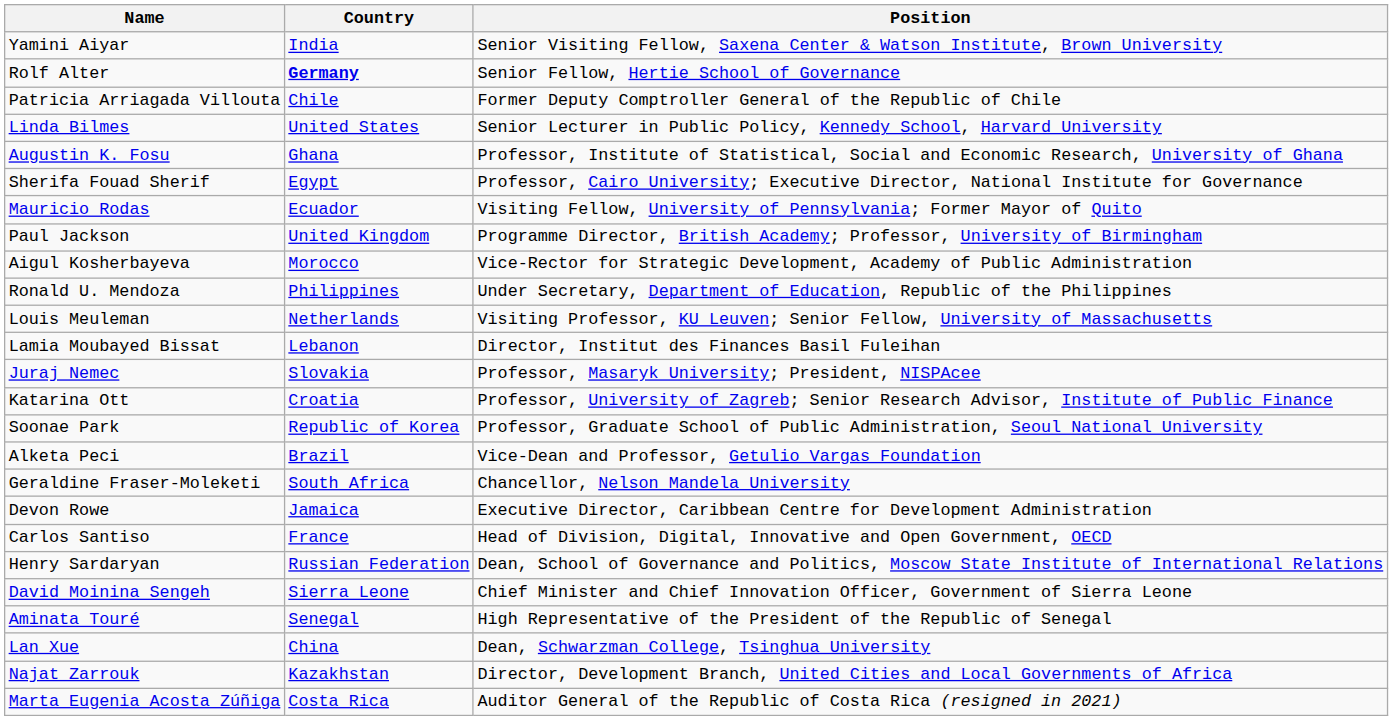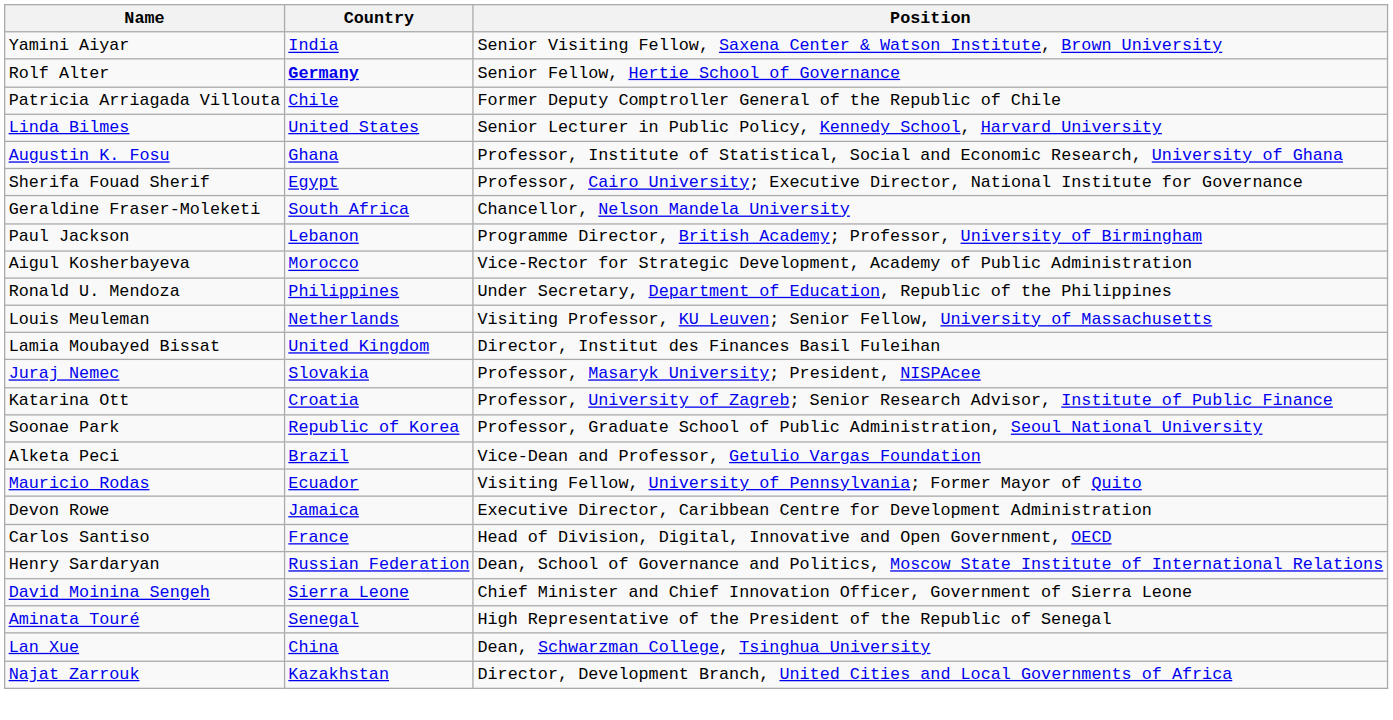rows swapped: (134, 483) <-> (79, 210)
(359, 237) United Kingdom -> (324, 237) Lebanon
(324, 346) Lebanon -> (359, 346) United Kingdom
- row: (144, 702)
